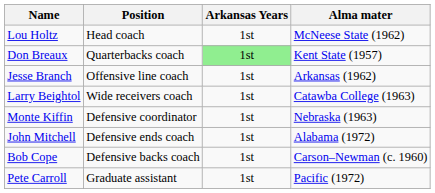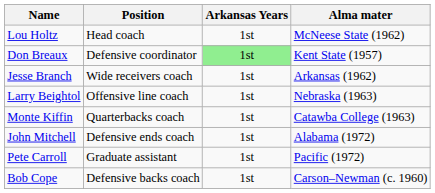(135, 55) Quarterbacks coach -> (141, 55) Defensive coordinator
(137, 76) Offensive line coach -> (139, 76) Wide receivers coach
(139, 96) Wide receivers coach -> (137, 96) Offensive line coach
(354, 96) Catawba College (1963) -> (335, 96) Nebraska (1963)
(141, 117) Defensive coordinator -> (135, 117) Quarterbacks coach
(335, 117) Nebraska (1963) -> (354, 117) Catawba College (1963)
rows swapped: (32, 158) <-> (37, 178)
